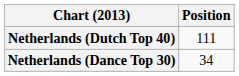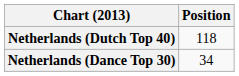(206, 37) 111 -> (206, 37) 118
